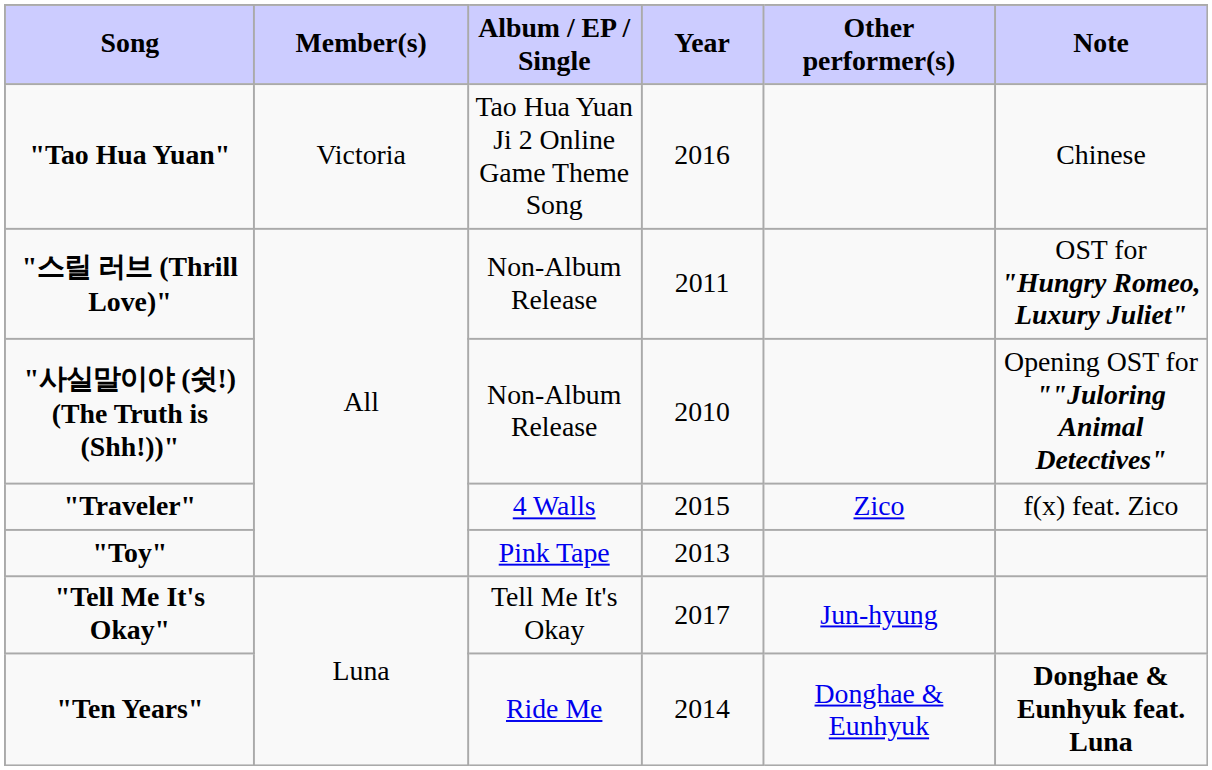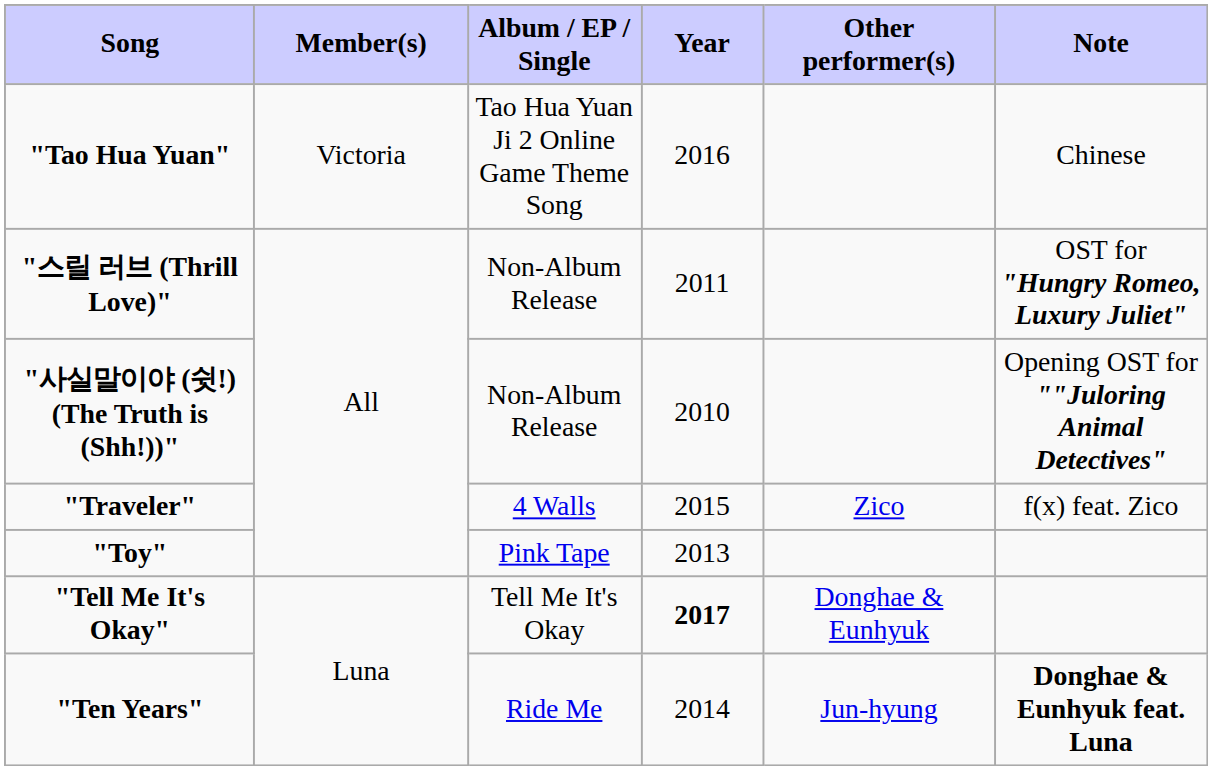(702, 614) normal -> (702, 614) bold
(879, 614) Jun-hyung -> (879, 614) Donghae & Eunhyuk
(879, 709) Donghae & Eunhyuk -> (879, 709) Jun-hyung
